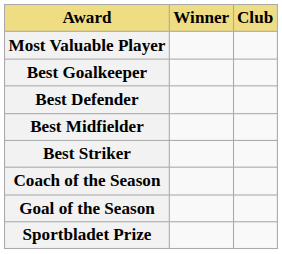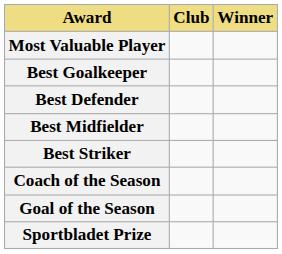columns swapped: (201, 18) <-> (255, 18)
